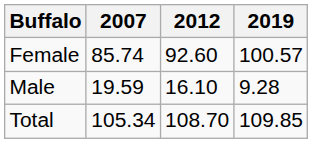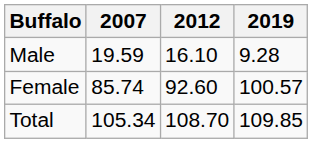rows swapped: (32, 87) <-> (44, 54)
